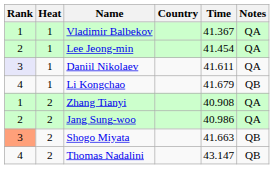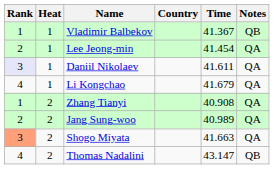(253, 31) QA -> (253, 31) QB
(253, 84) QB -> (253, 84) QA
(219, 119) 40.986 -> (219, 119) 40.989
(253, 137) QB -> (253, 137) QA
